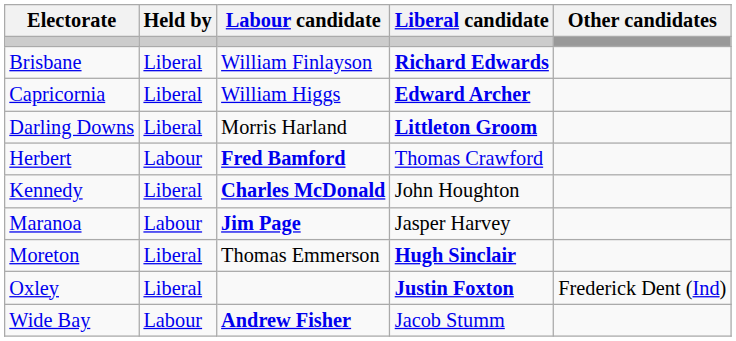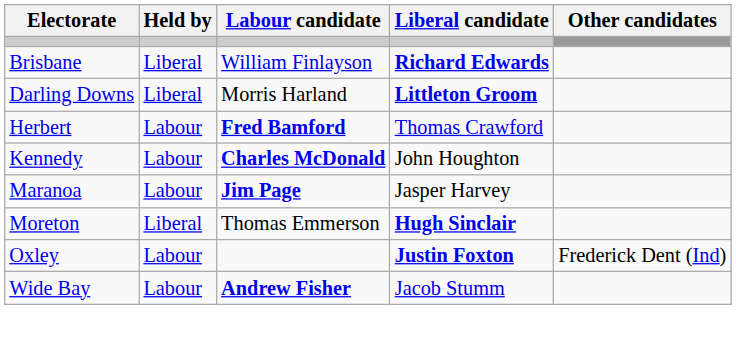- row: (57, 94)
(173, 191) Liberal -> (173, 158) Labour
(173, 287) Liberal -> (173, 255) Labour
